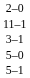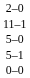- row: (15, 39)
+ row: (15, 70)
